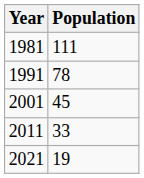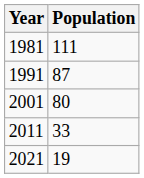(61, 74) 78 -> (61, 74) 87
(61, 103) 45 -> (61, 103) 80
